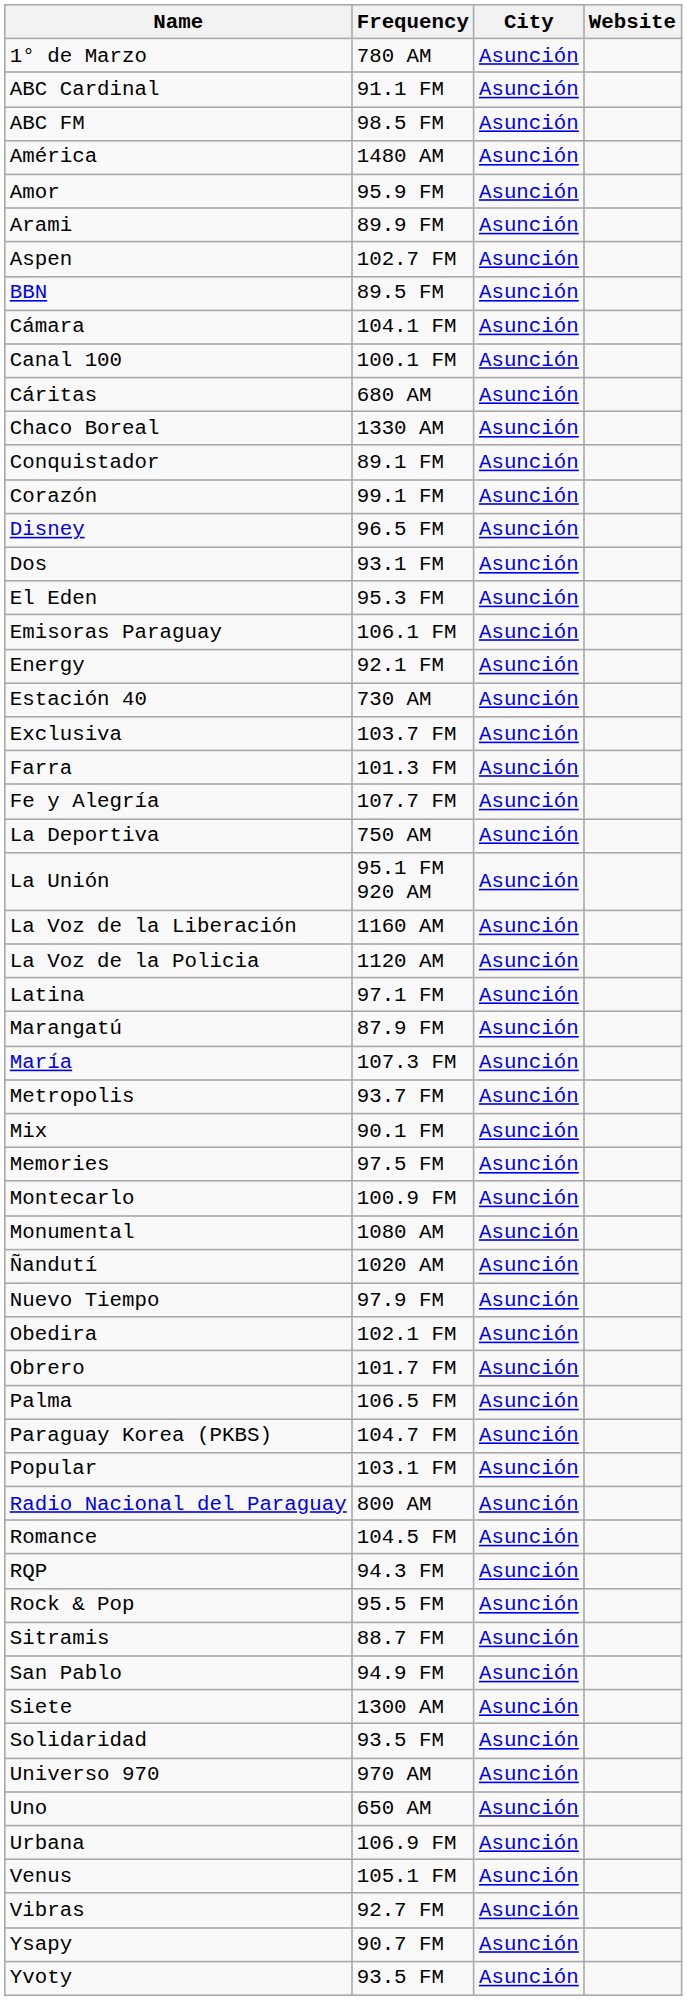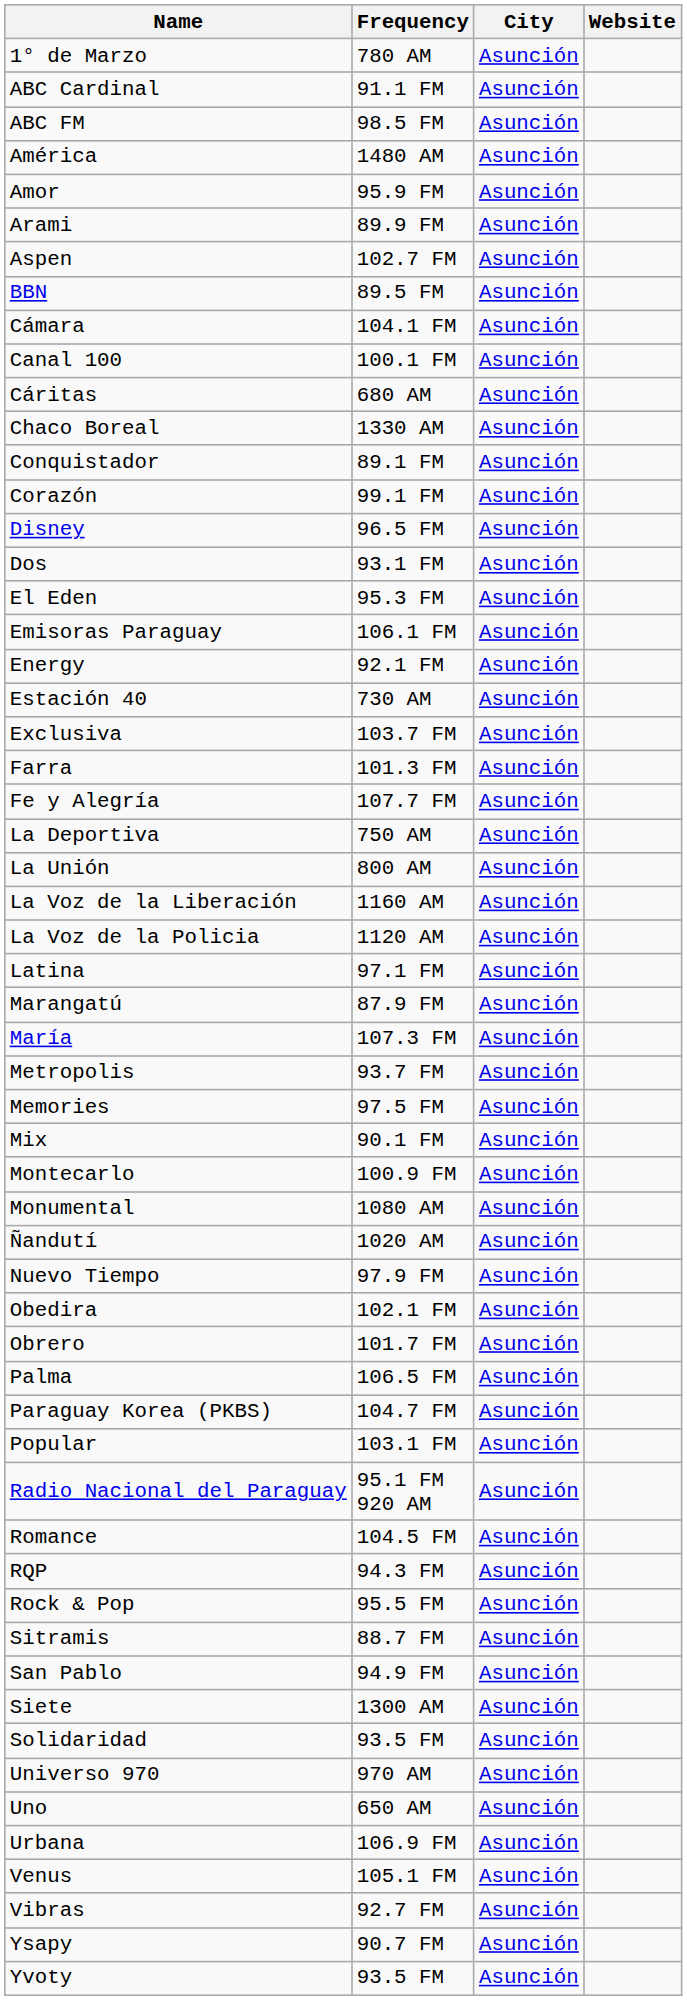(400, 881) 95.1 FM 920 AM -> (394, 869) 800 AM
rows swapped: (60, 1164) <-> (28, 1131)
(394, 1503) 800 AM -> (400, 1491) 95.1 FM 920 AM
